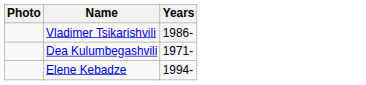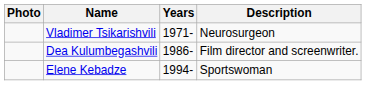+ column: (279, 13)
(178, 32) 1986- -> (178, 32) 1971-
(178, 51) 1971- -> (178, 51) 1986-
